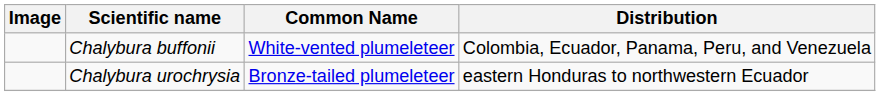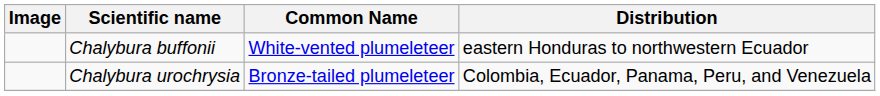(667, 47) Colombia, Ecuador, Panama, Peru, and Venezuela -> (636, 47) eastern Honduras to northwestern Ecuador
(636, 76) eastern Honduras to northwestern Ecuador -> (667, 76) Colombia, Ecuador, Panama, Peru, and Venezuela
